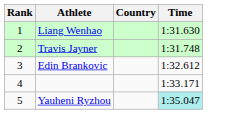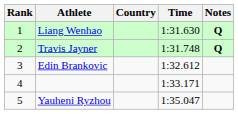+ column: (218, 13)
(180, 100) paleturquoise background -> (180, 100) no background
